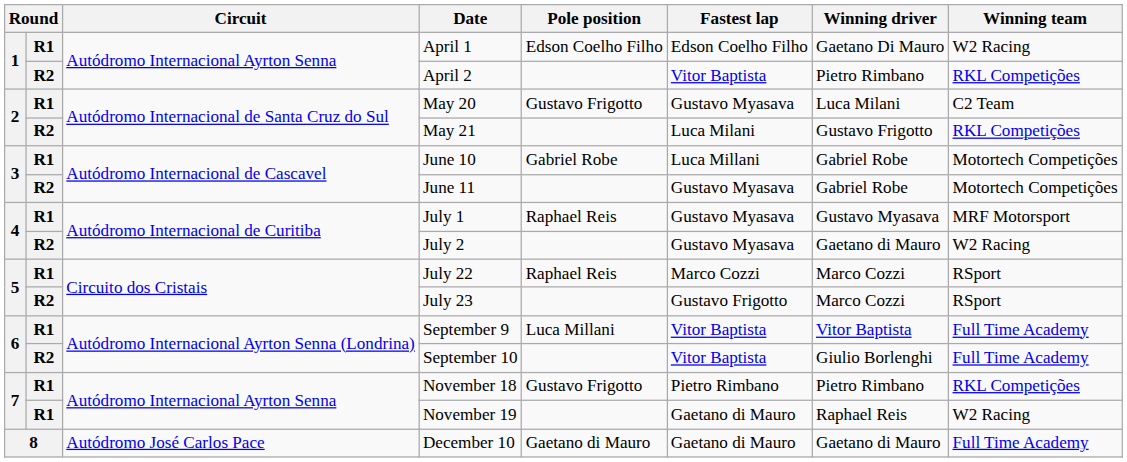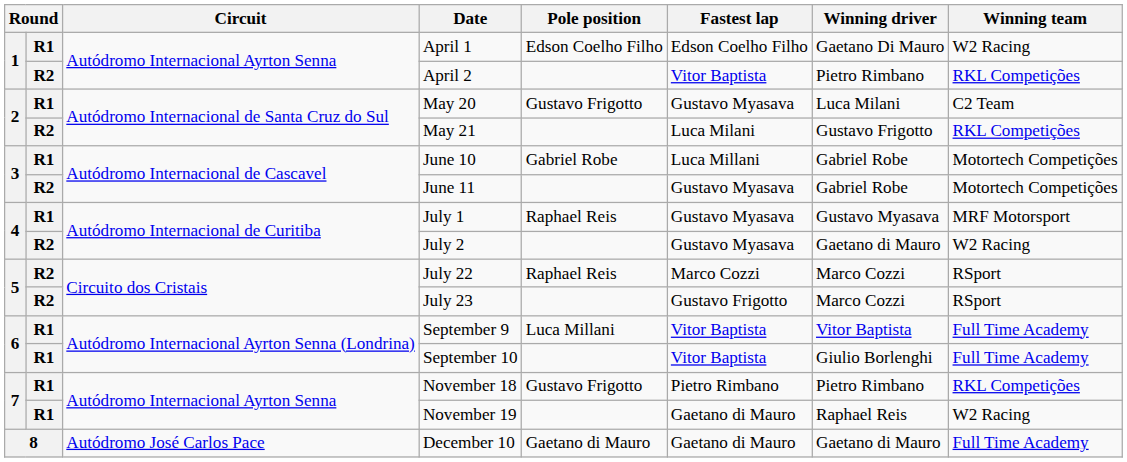(44, 272) R1 -> (44, 272) R2
(44, 357) R2 -> (44, 357) R1
